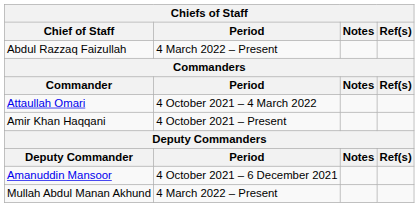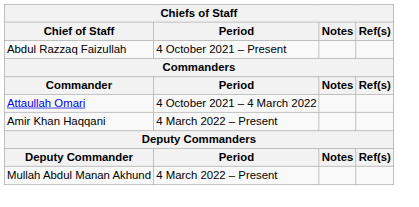(217, 49) 4 March 2022 – Present -> (221, 49) 4 October 2021 – Present
(221, 121) 4 October 2021 – Present -> (217, 121) 4 March 2022 – Present
- row: (59, 175)
